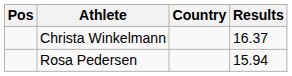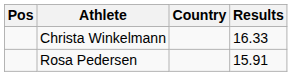(251, 37) 16.37 -> (251, 37) 16.33
(251, 60) 15.94 -> (251, 60) 15.91
